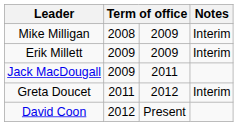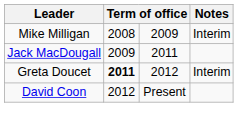- row: (54, 53)
(121, 92) normal -> (121, 72) bold
